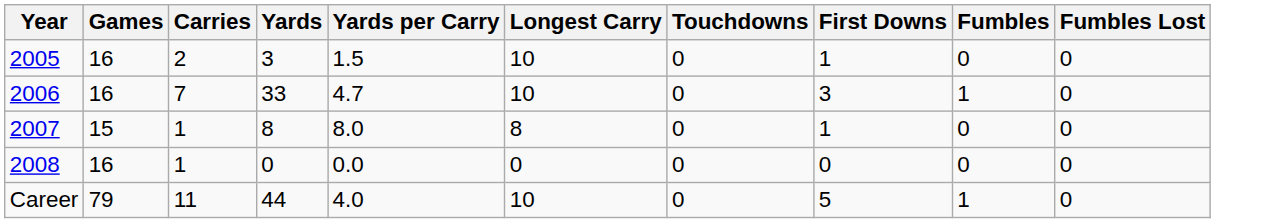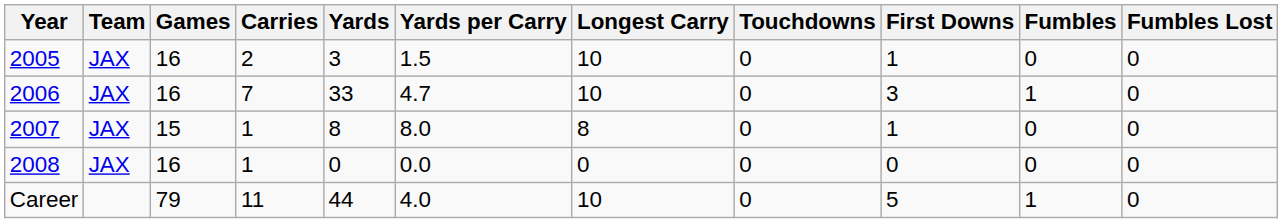+ column: (117, 22)
